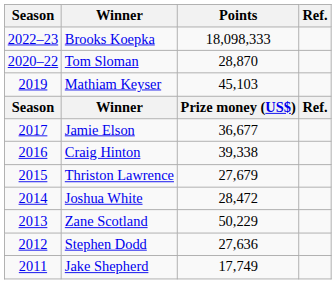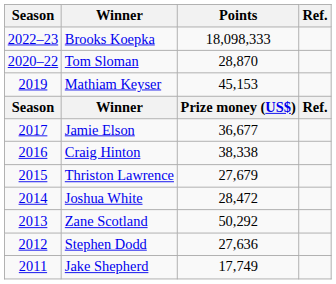(238, 84) 45,103 -> (238, 84) 45,153
(238, 152) 39,338 -> (238, 152) 38,338
(238, 221) 50,229 -> (238, 221) 50,292
